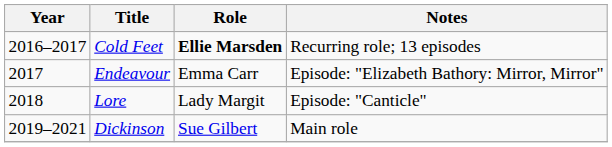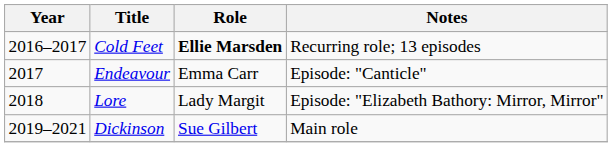(447, 73) Episode: "Elizabeth Bathory: Mirror, Mirror" -> (358, 73) Episode: "Canticle"
(358, 100) Episode: "Canticle" -> (447, 100) Episode: "Elizabeth Bathory: Mirror, Mirror"
